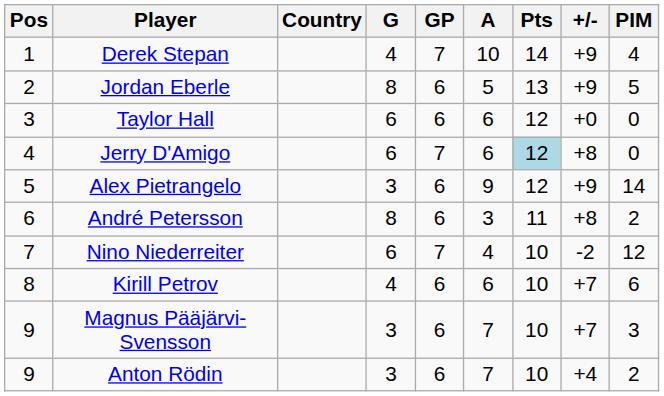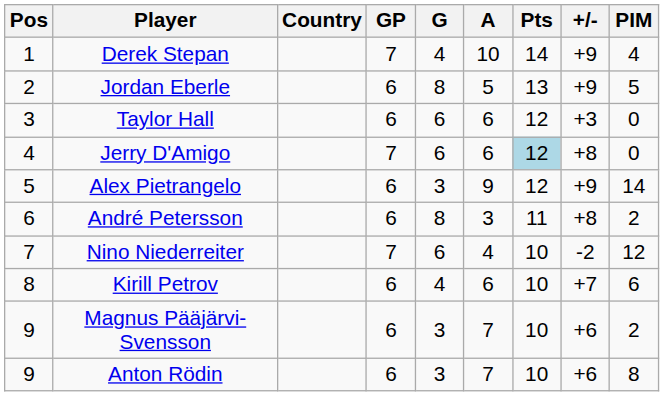columns swapped: (440, 20) <-> (391, 20)
(585, 119) +0 -> (585, 119) +3
(585, 329) +7 -> (585, 329) +6
(634, 329) 3 -> (634, 329) 2
(585, 374) +4 -> (585, 374) +6
(634, 374) 2 -> (634, 374) 8
